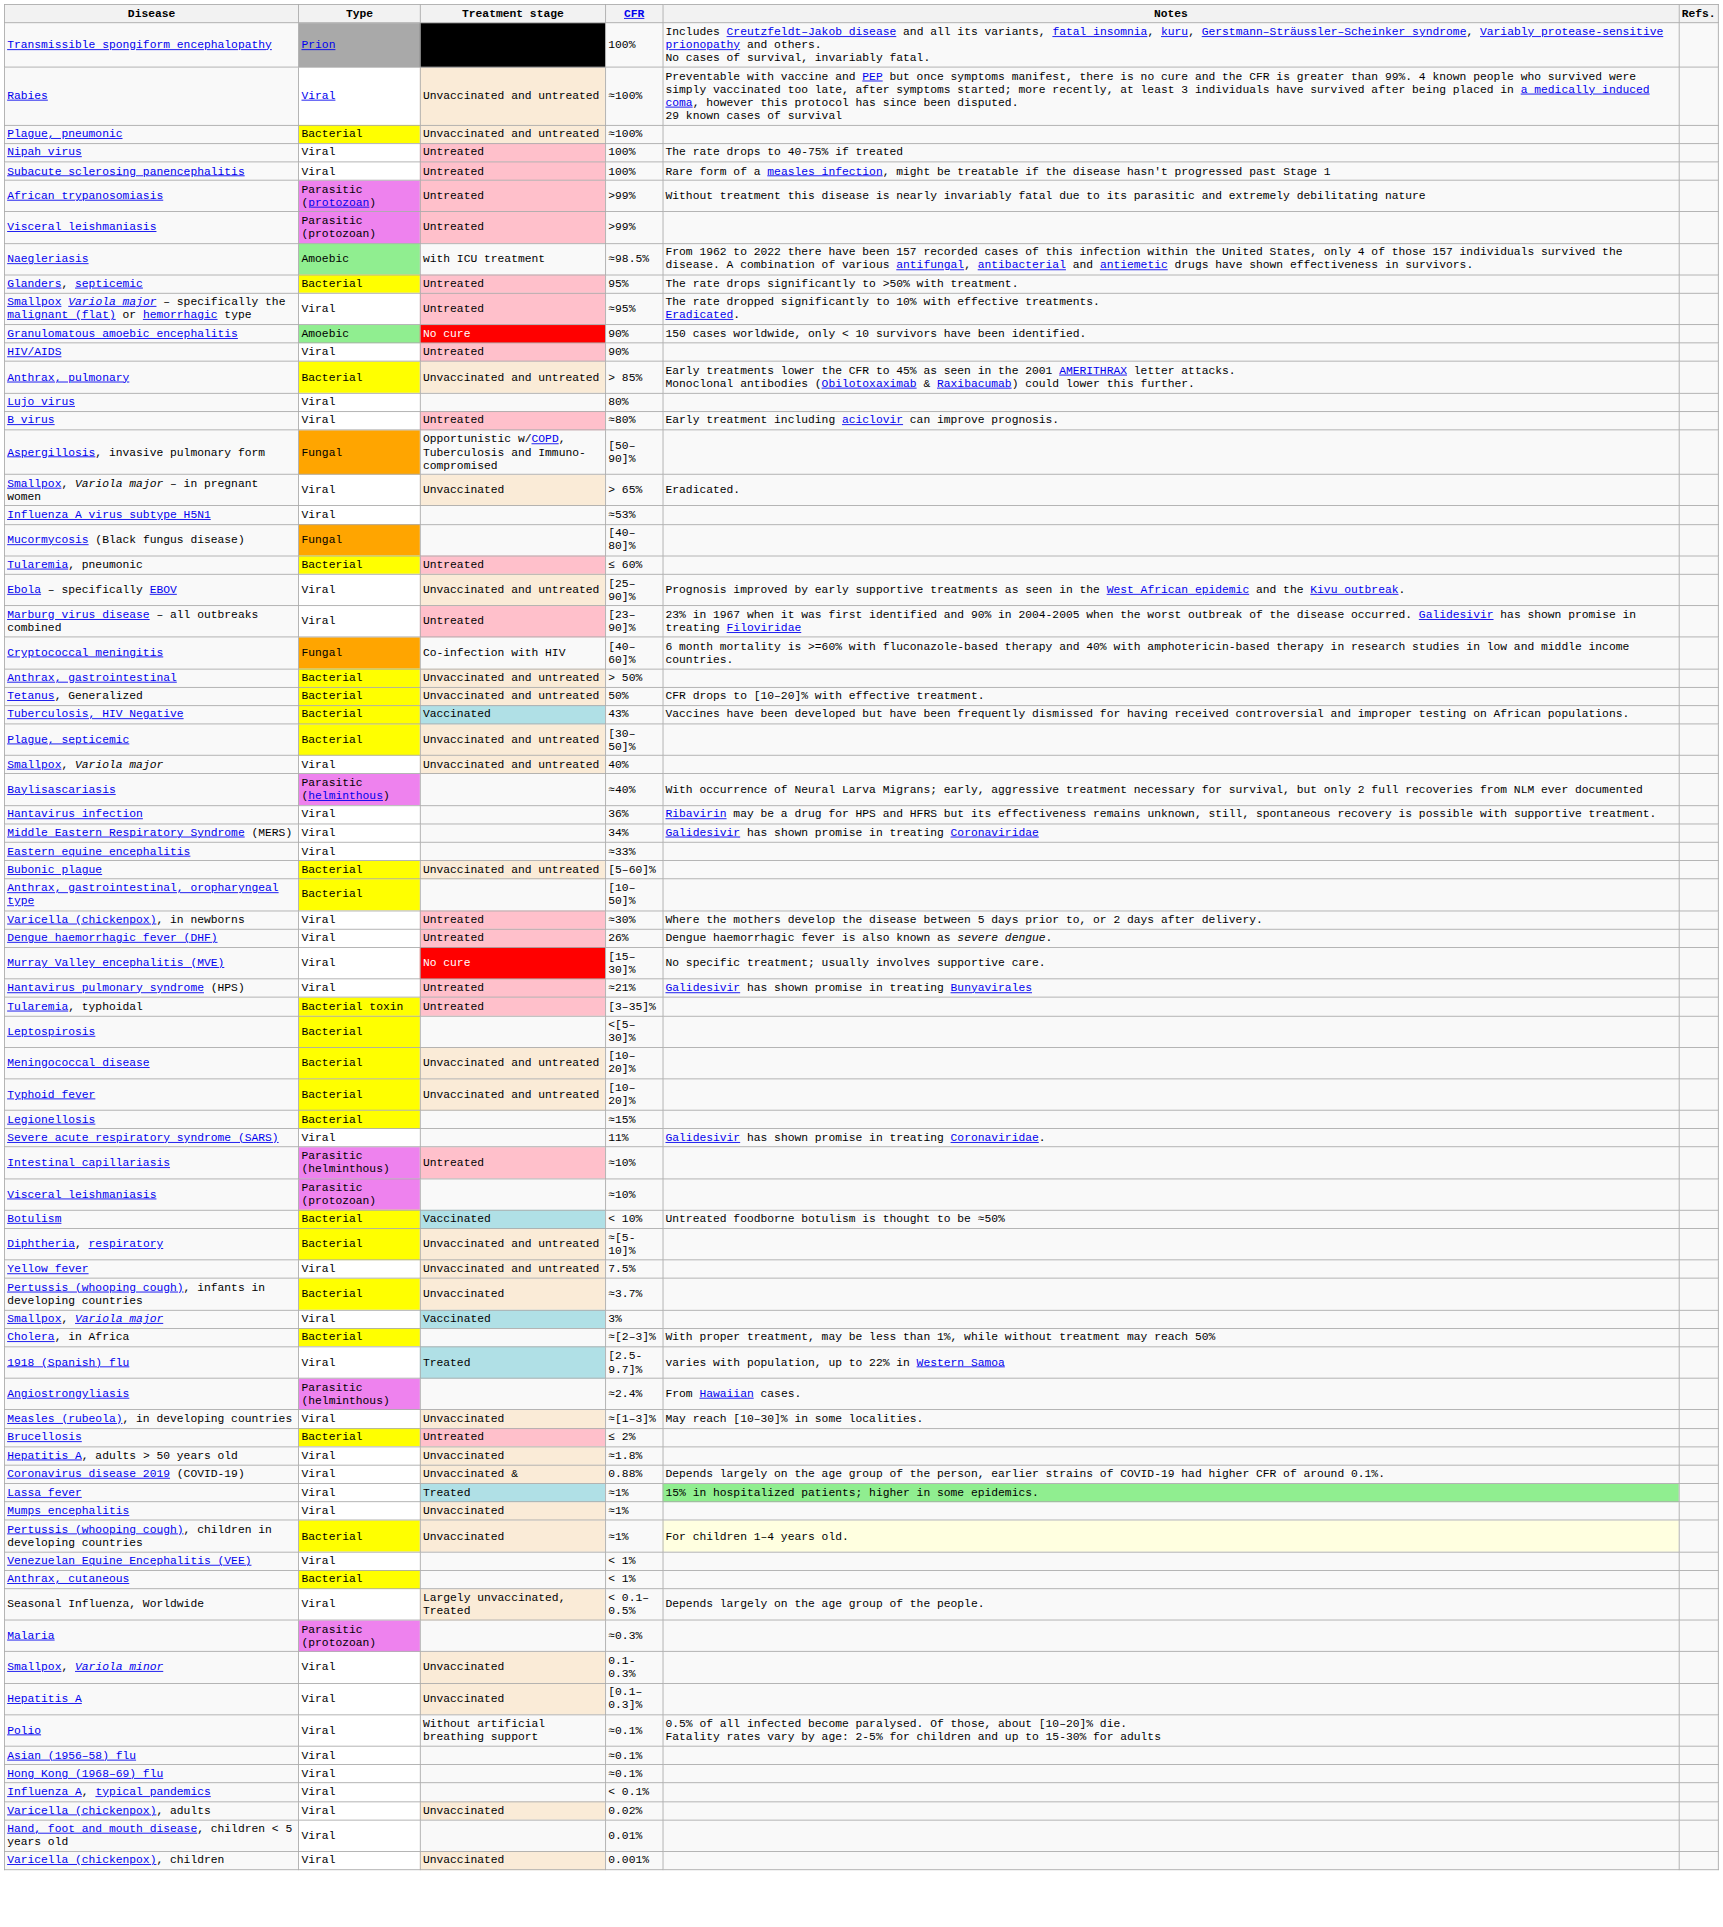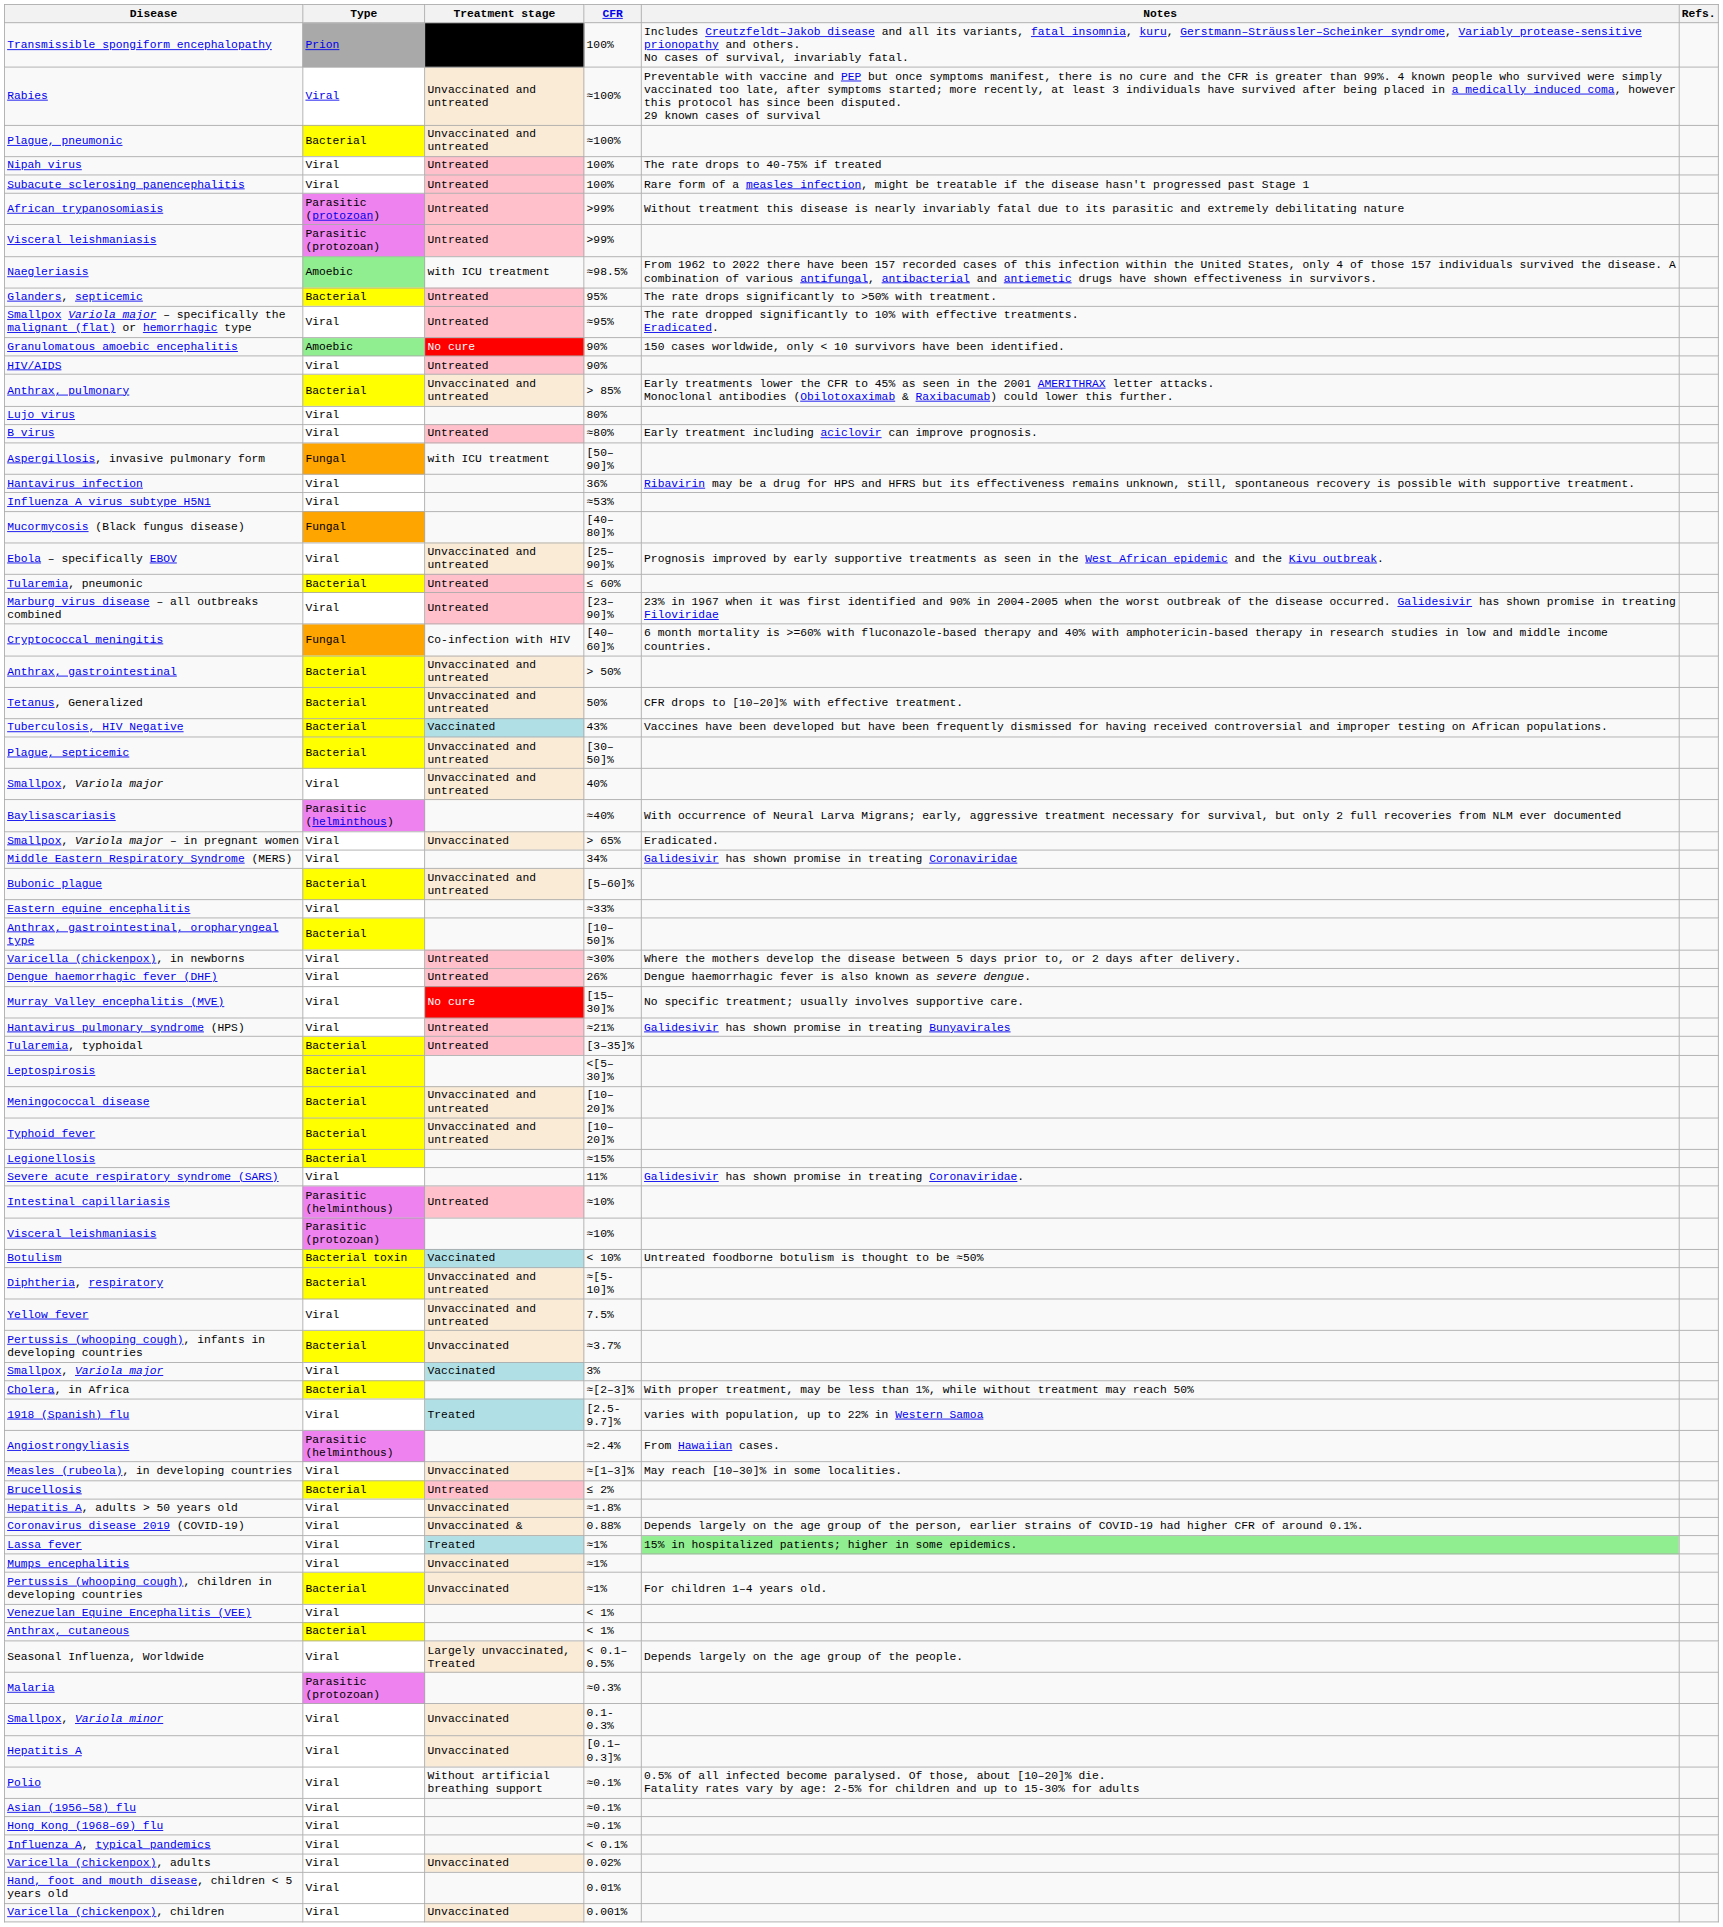(504, 452) Opportunistic w/COPD, Tuberculosis and Immuno- compromised -> (489, 459) with ICU treatment
rows swapped: (133, 490) <-> (75, 815)
rows swapped: (75, 565) <-> (92, 590)
rows swapped: (99, 851) <-> (55, 870)
(352, 1007) Bacterial toxin -> (336, 1046) Bacterial
(332, 1219) Bacterial -> (356, 1258) Bacterial toxin
(757, 1536) lightyellow background -> (736, 1588) no background
